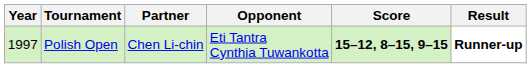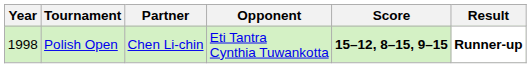(23, 44) 1997 -> (23, 44) 1998
